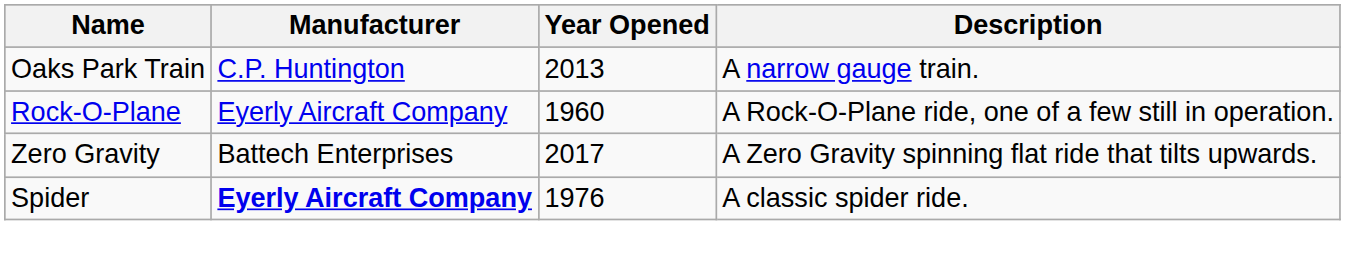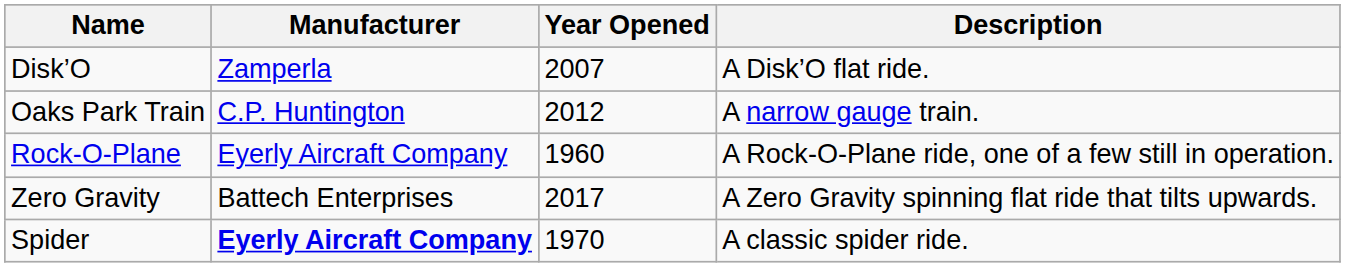+ row: (51, 68)
(575, 68) 2013 -> (575, 111) 2012
(575, 197) 1976 -> (575, 240) 1970
